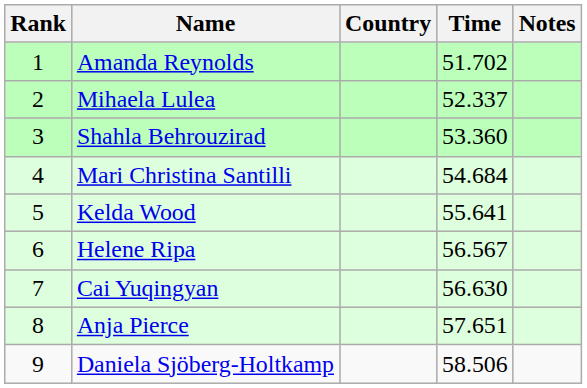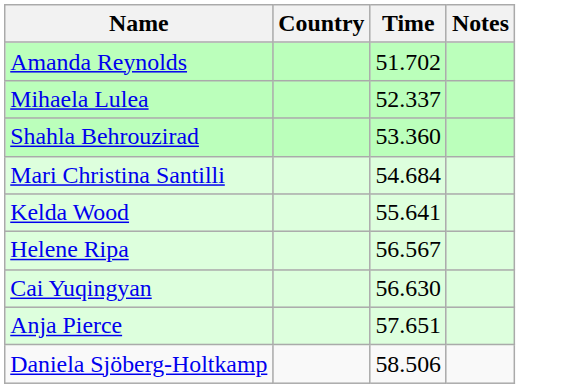- column: (38, 23)
